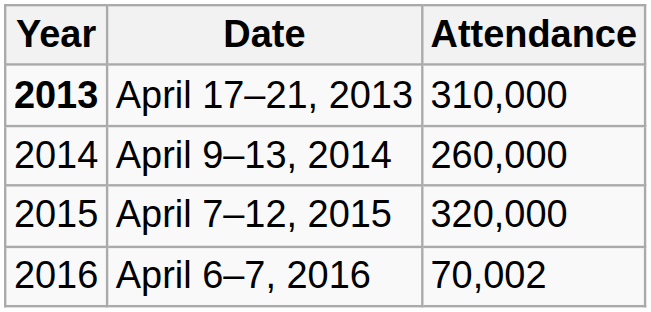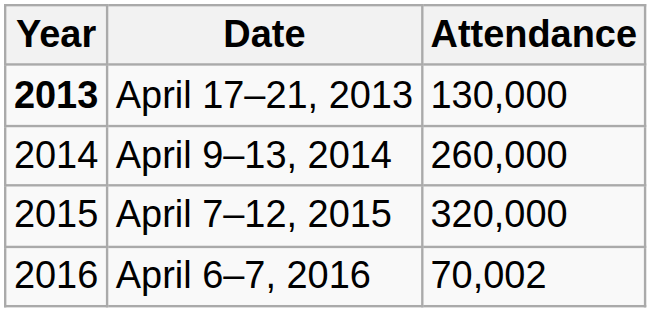(499, 94) 310,000 -> (499, 94) 130,000
